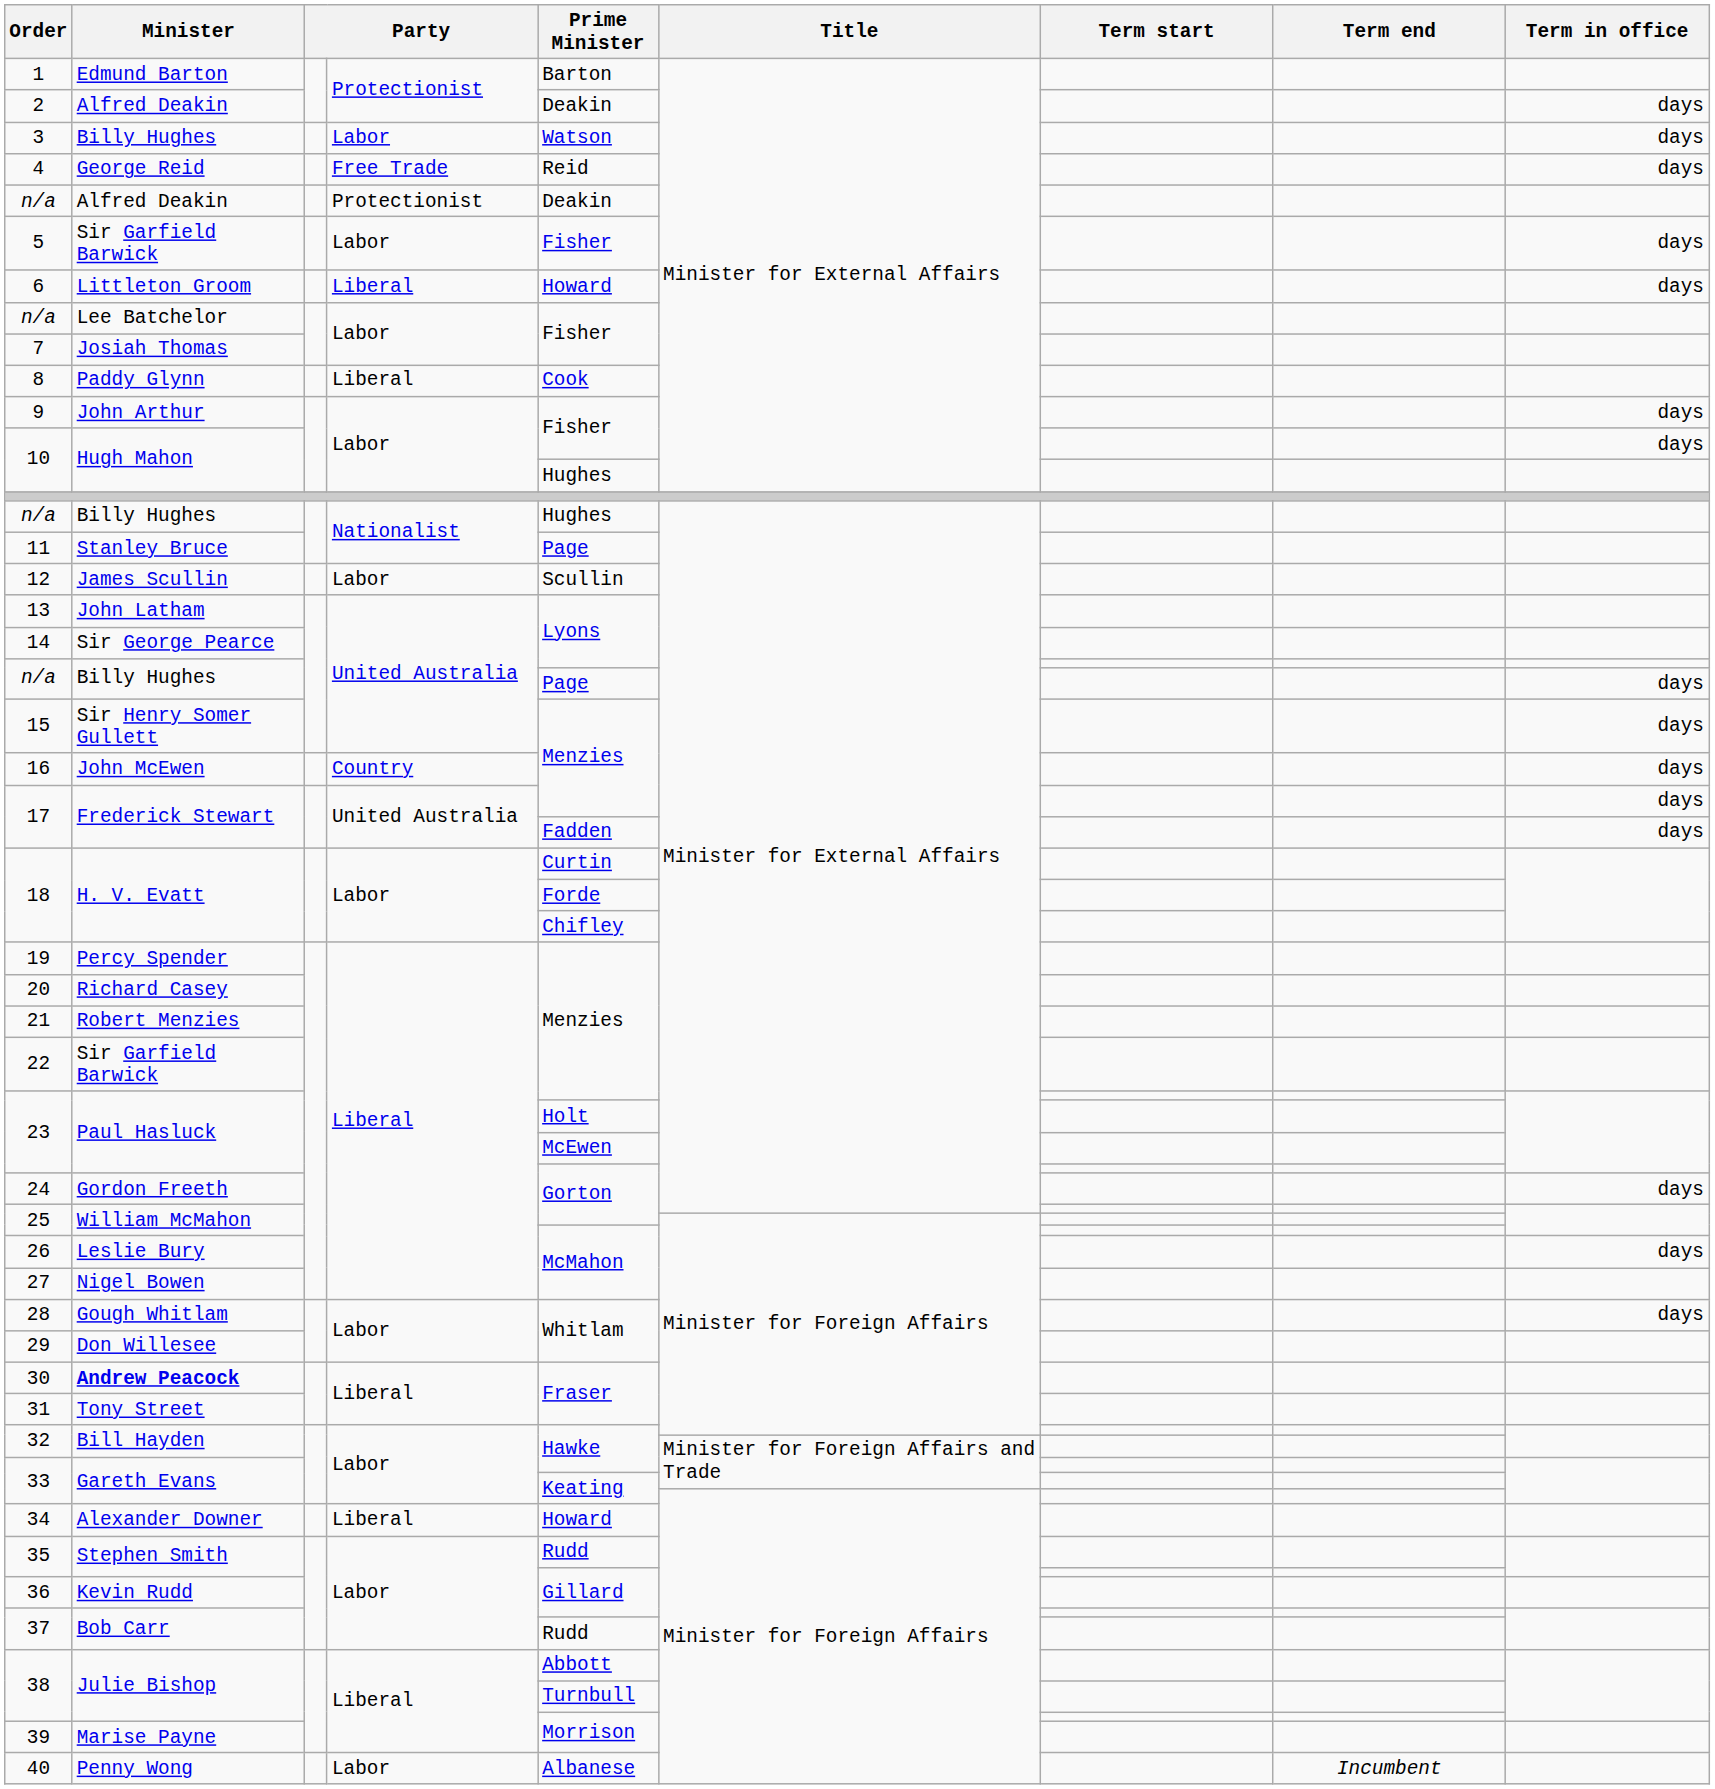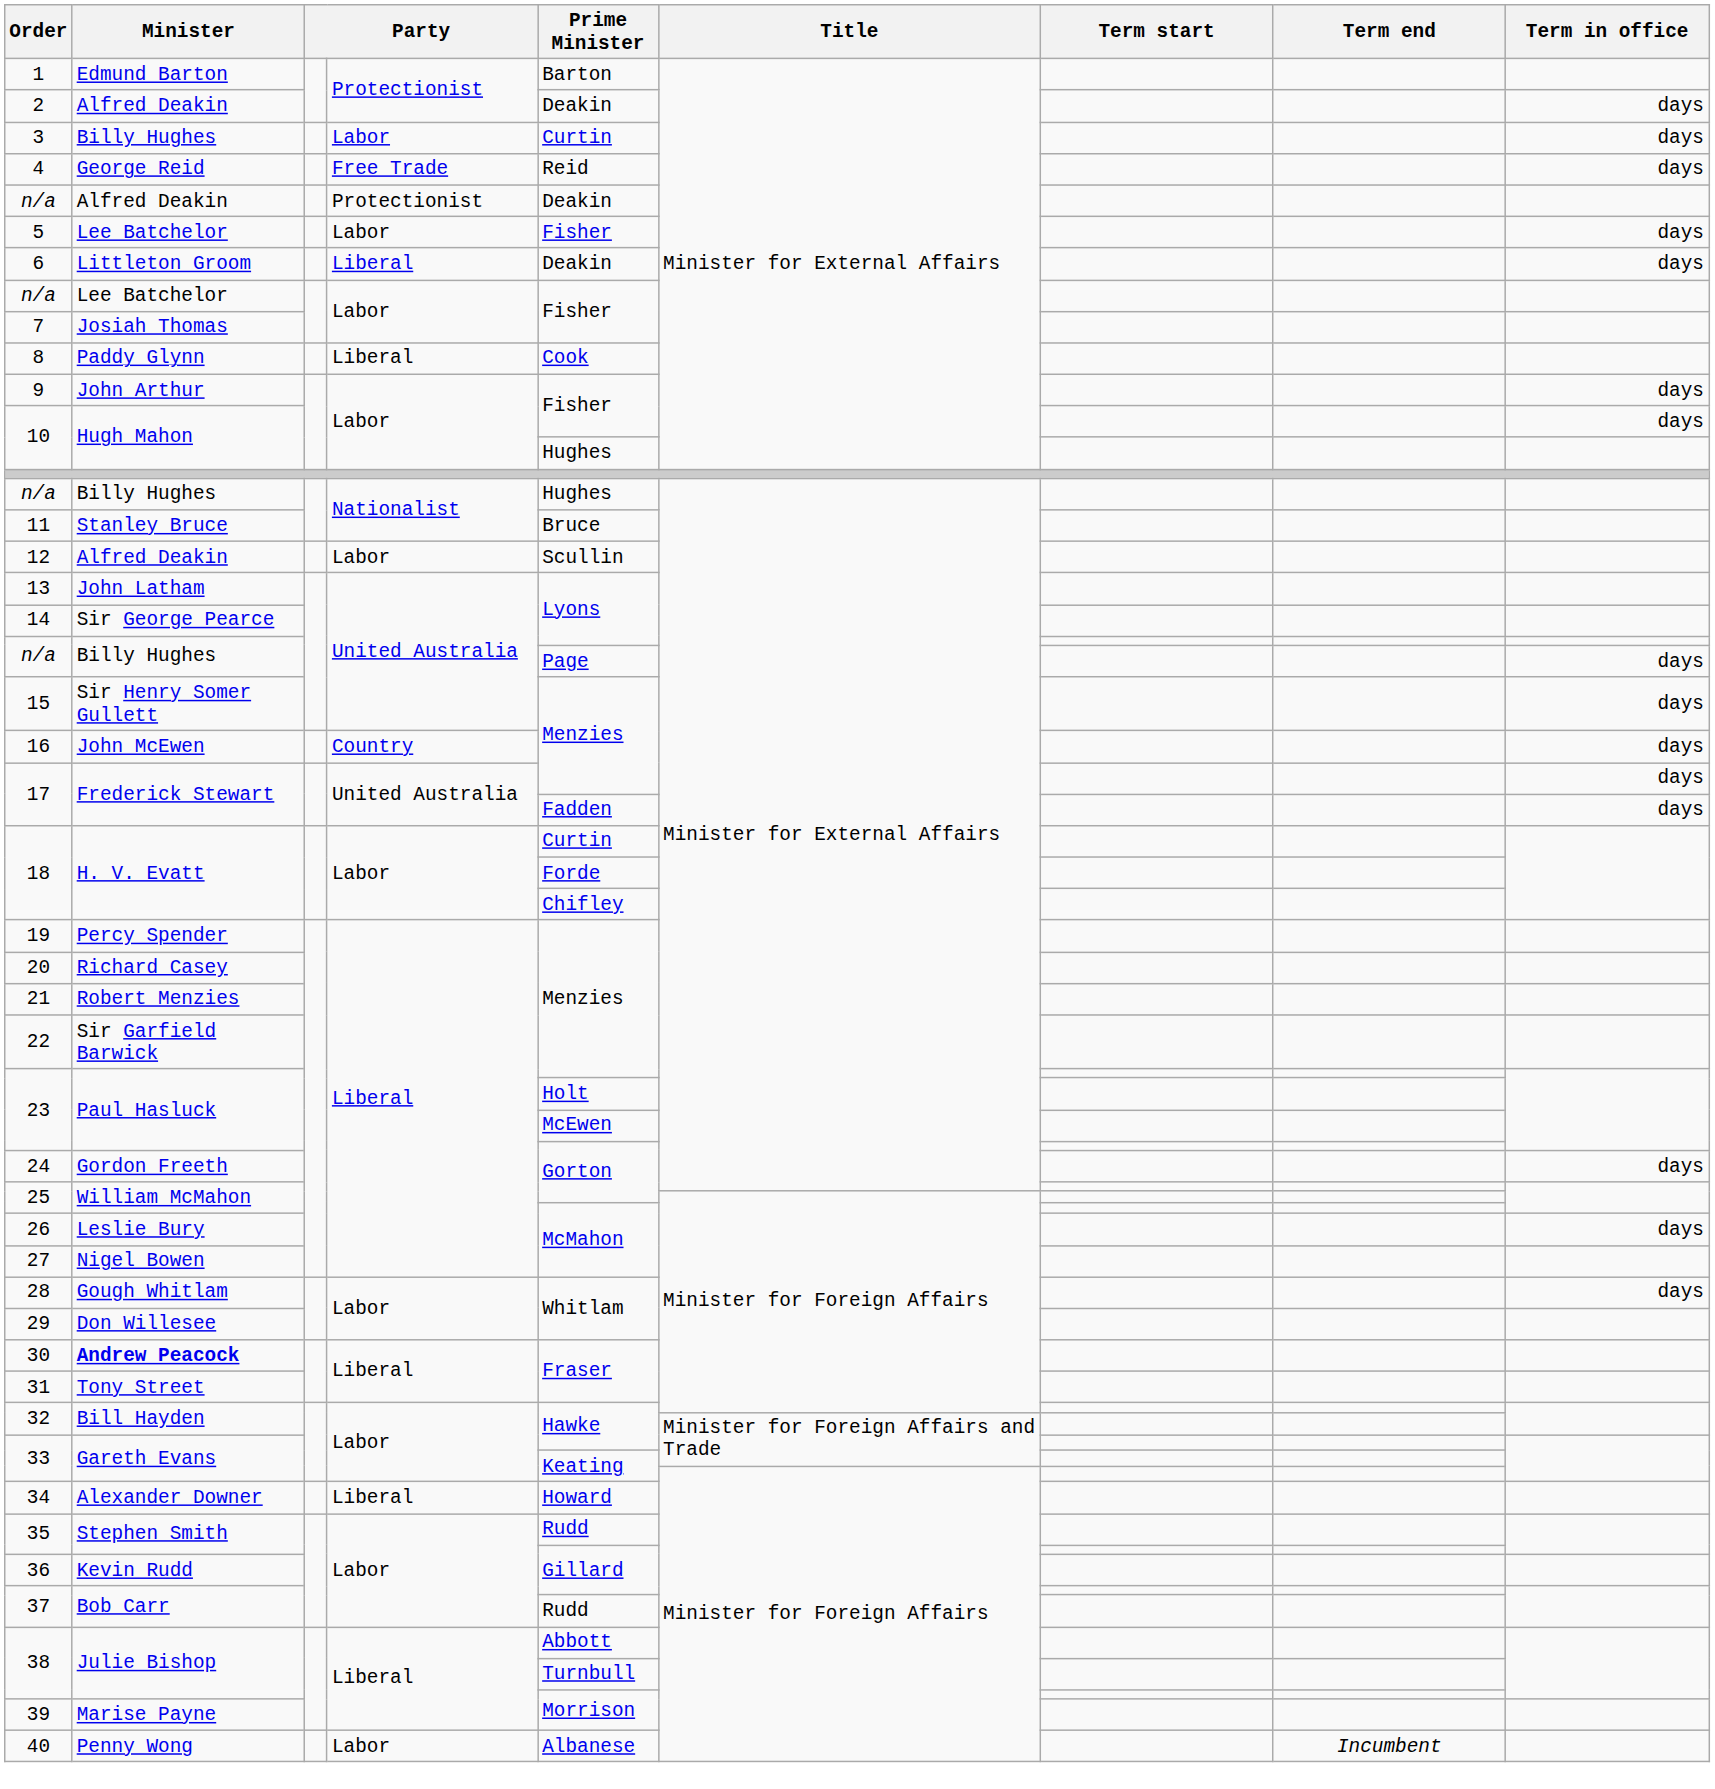(577, 138) Watson -> (577, 138) Curtin
(146, 243) Sir Garfield Barwick -> (152, 232) Lee Batchelor
(577, 286) Howard -> (577, 264) Deakin
(565, 548) Page -> (571, 526) Bruce
(152, 580) James Scullin -> (152, 557) Alfred Deakin
